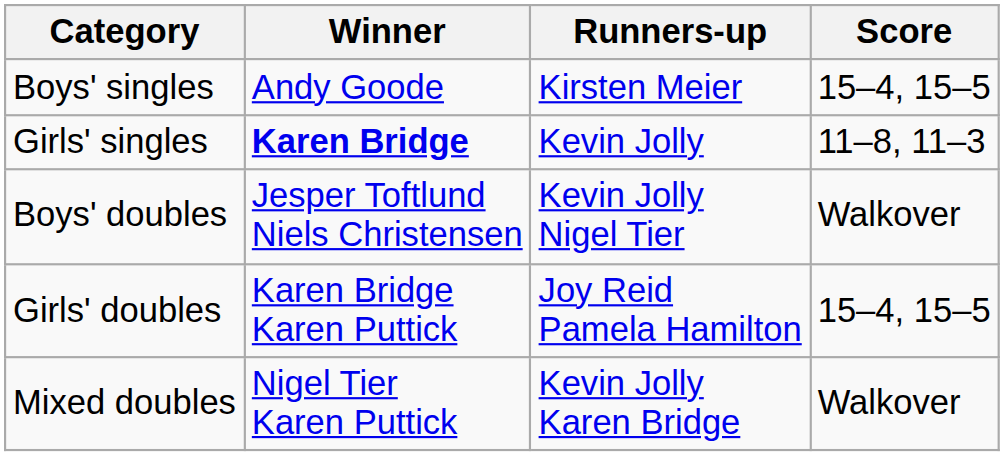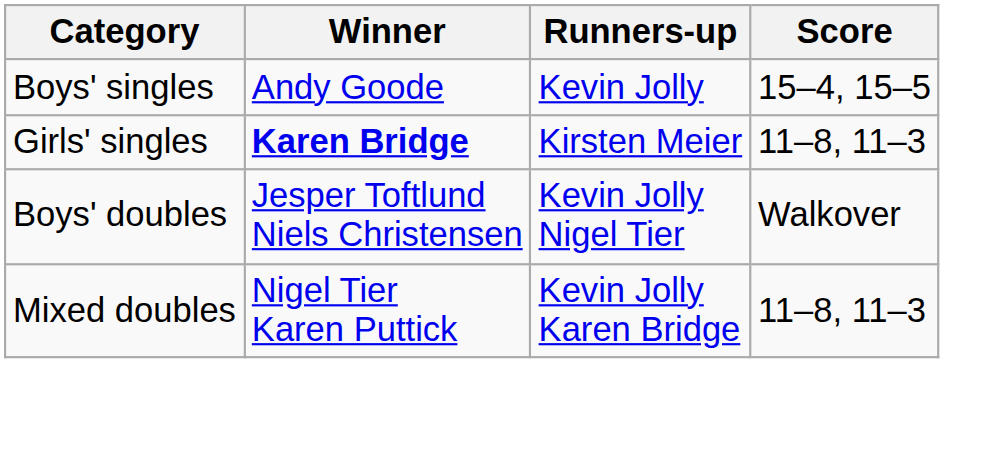(640, 86) Kirsten Meier -> (621, 86) Kevin Jolly
(621, 141) Kevin Jolly -> (640, 141) Kirsten Meier
- row: (117, 309)
(889, 403) Walkover -> (842, 309) 11–8, 11–3
